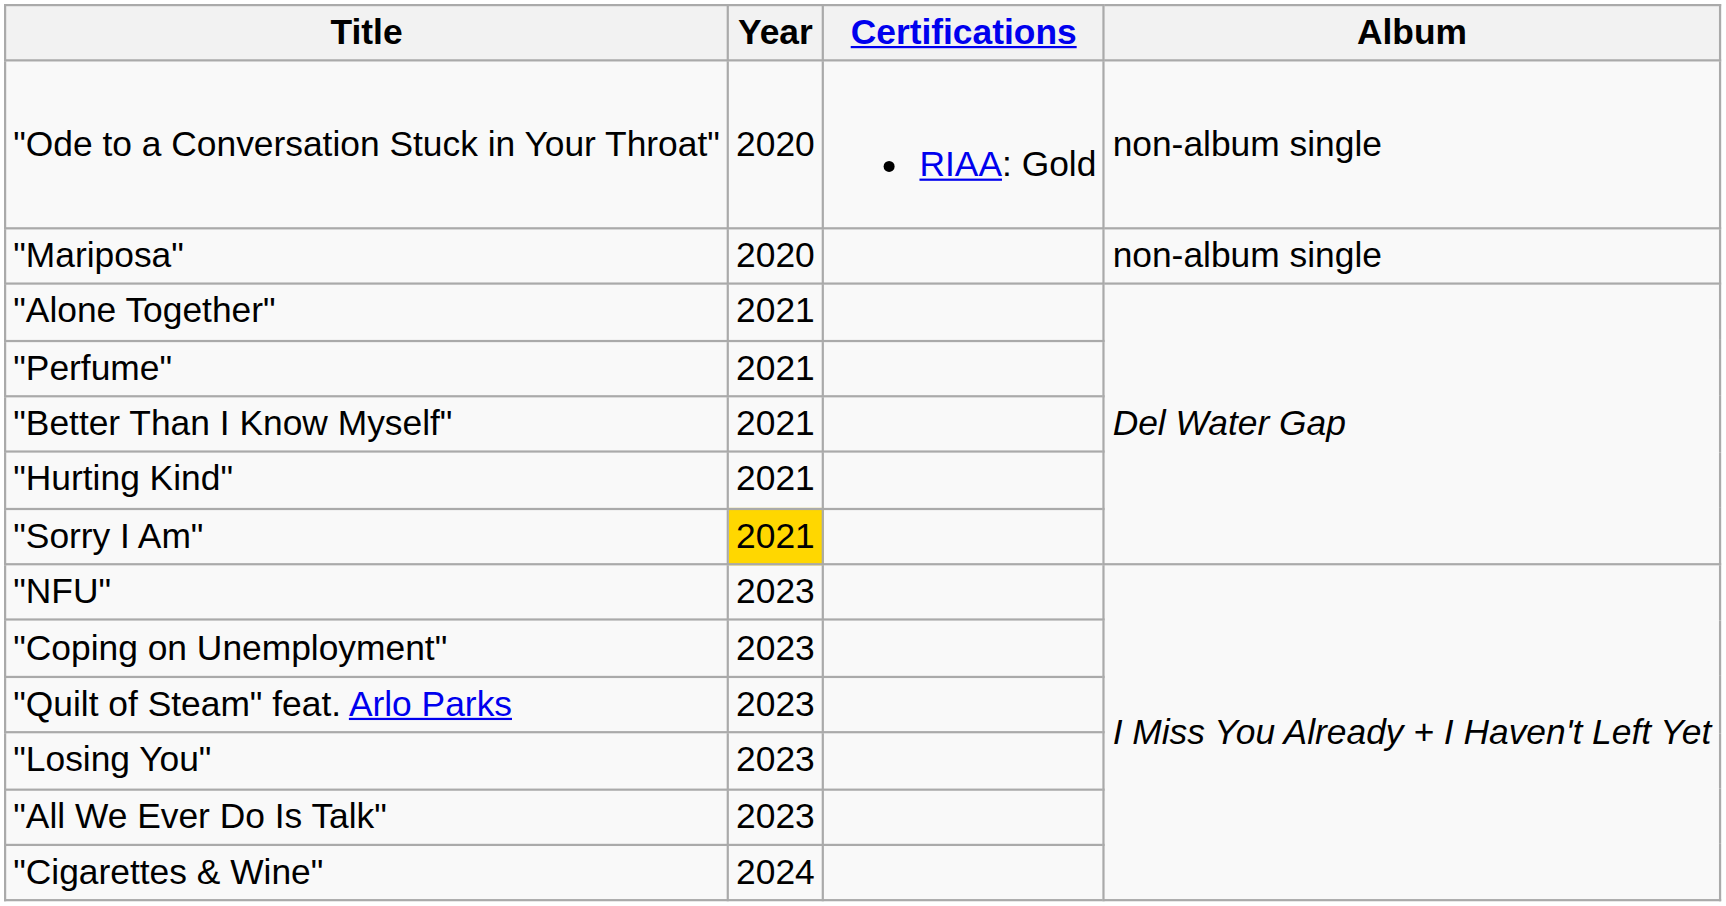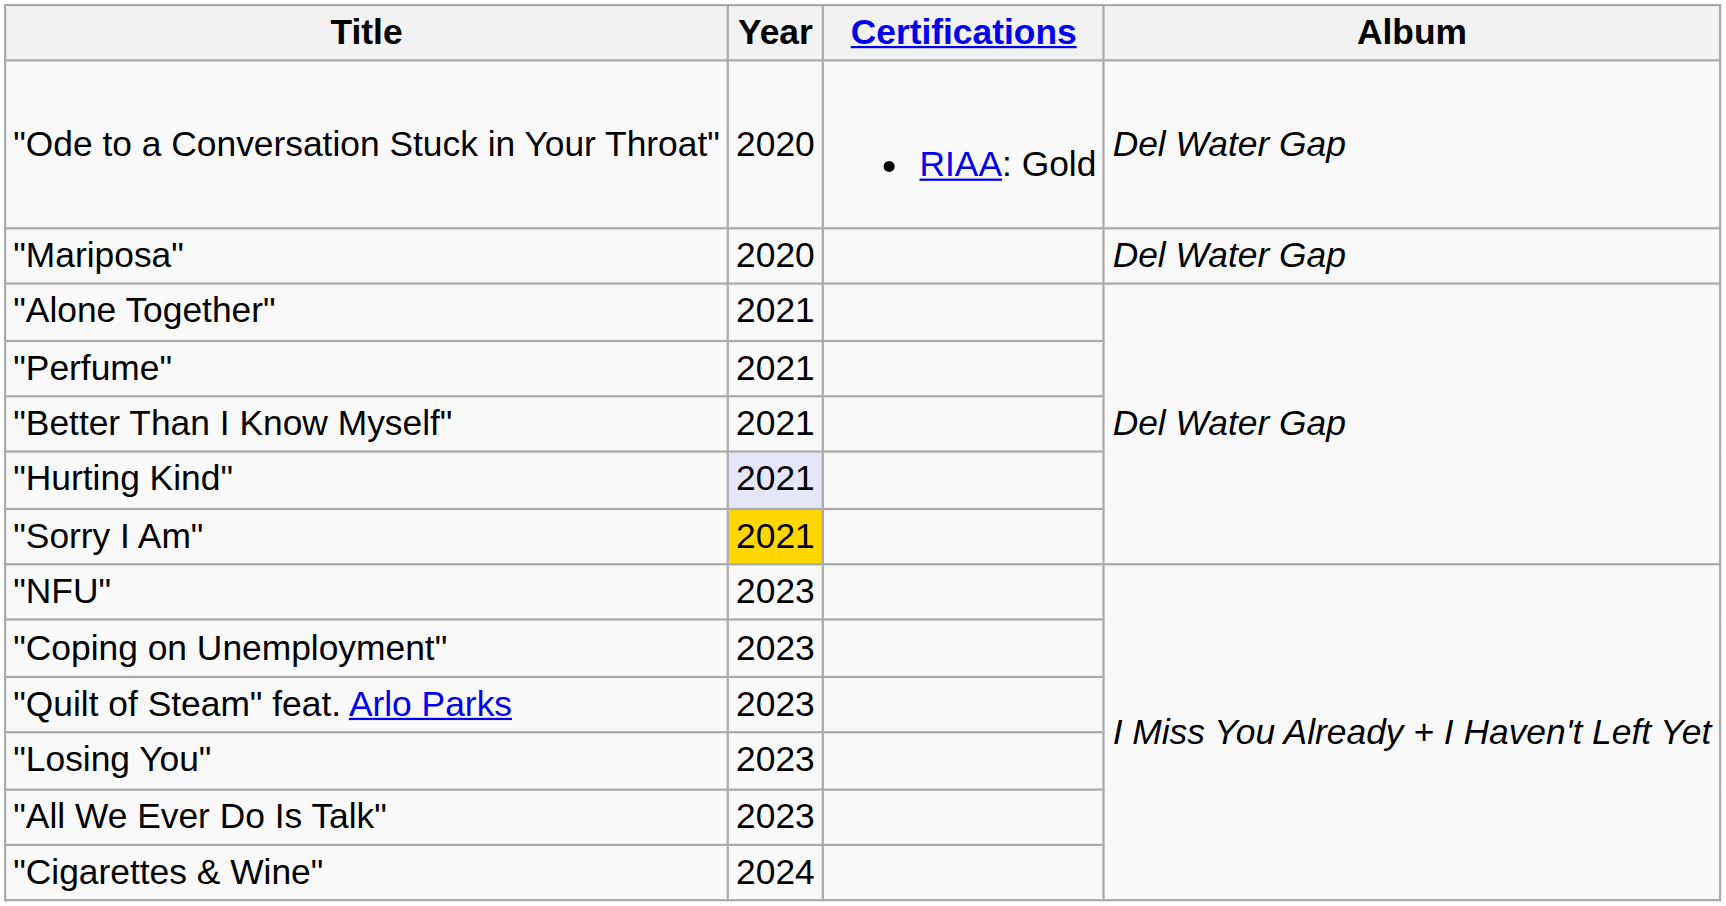(1247, 143) non-album single -> (1229, 143) Del Water Gap
(1247, 255) non-album single -> (1229, 255) Del Water Gap
(775, 479) no background -> (775, 479) lavender background
